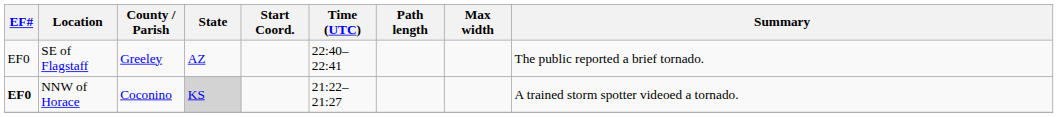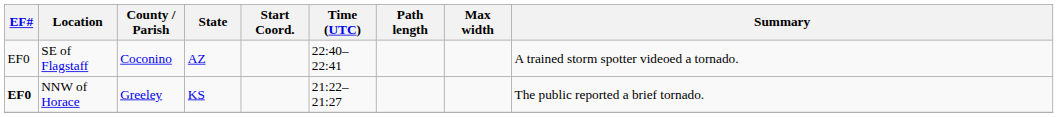(141, 58) Greeley -> (146, 58) Coconino
(609, 58) The public reported a brief tornado. -> (627, 58) A trained storm spotter videoed a tornado.
(146, 94) Coconino -> (141, 94) Greeley
(196, 94) lightgrey background -> (196, 94) no background
(627, 94) A trained storm spotter videoed a tornado. -> (609, 94) The public reported a brief tornado.
